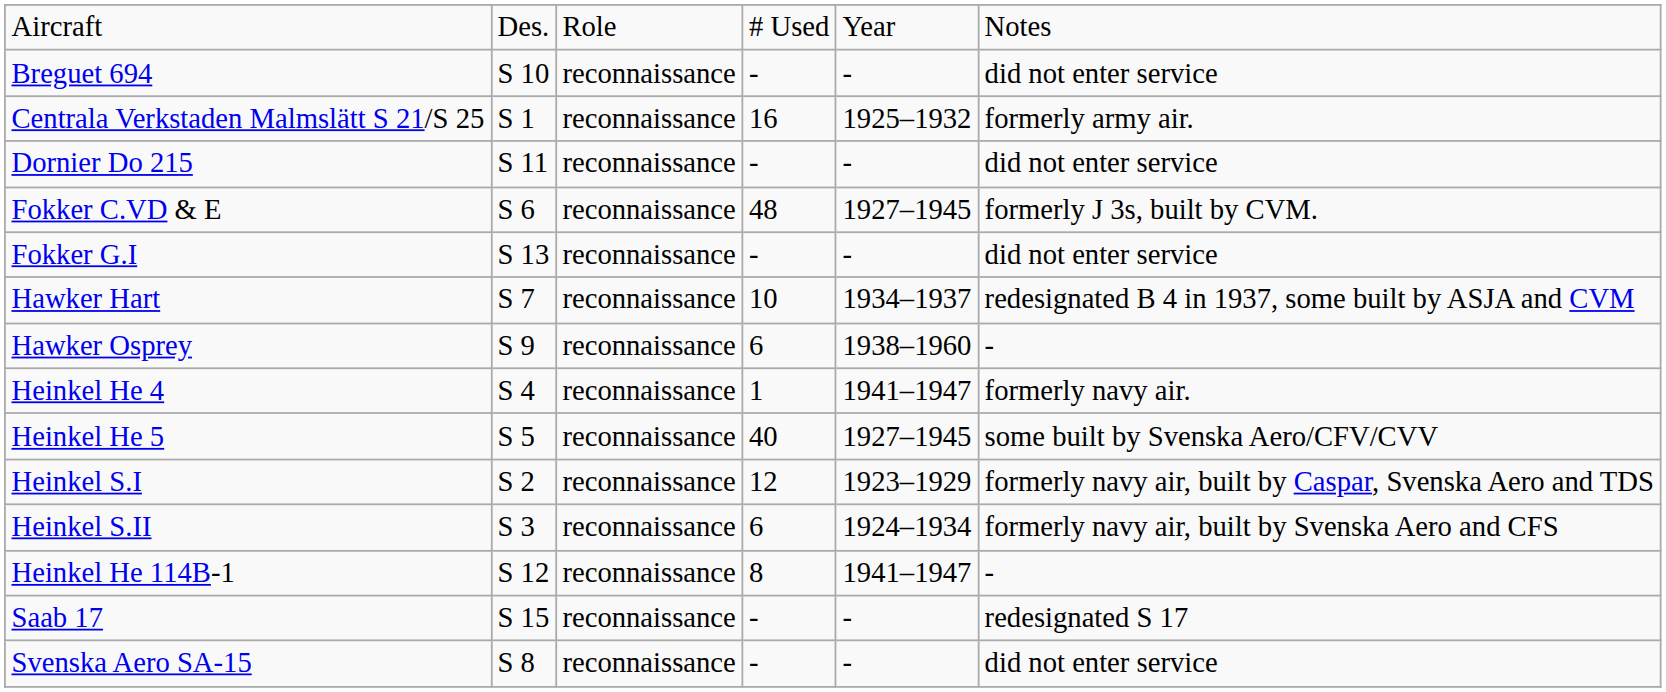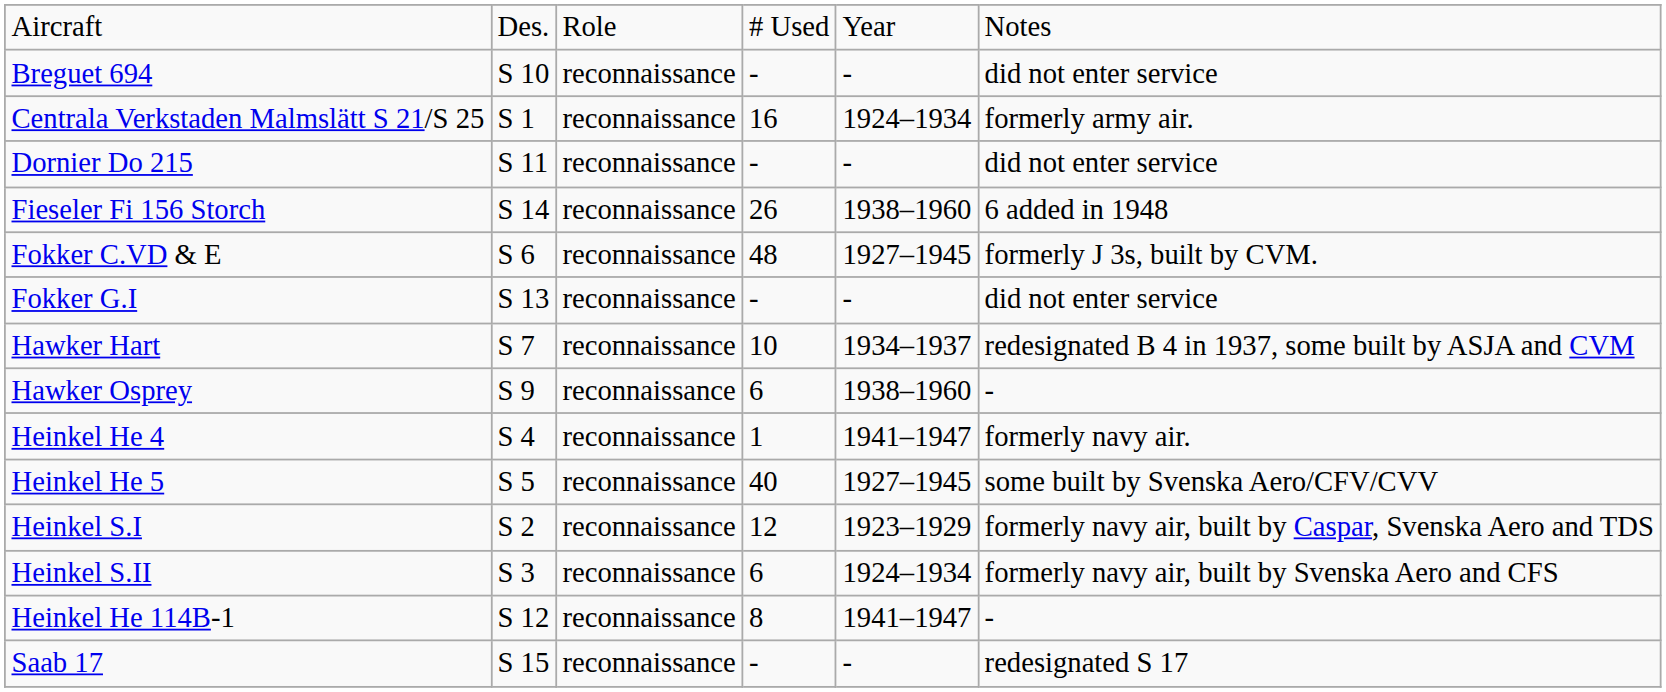(907, 118) 1925–1932 -> (907, 118) 1924–1934
+ row: (138, 208)
- row: (132, 663)
